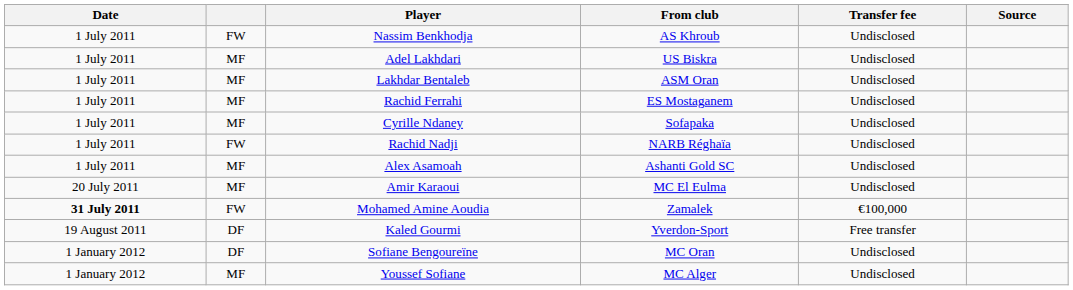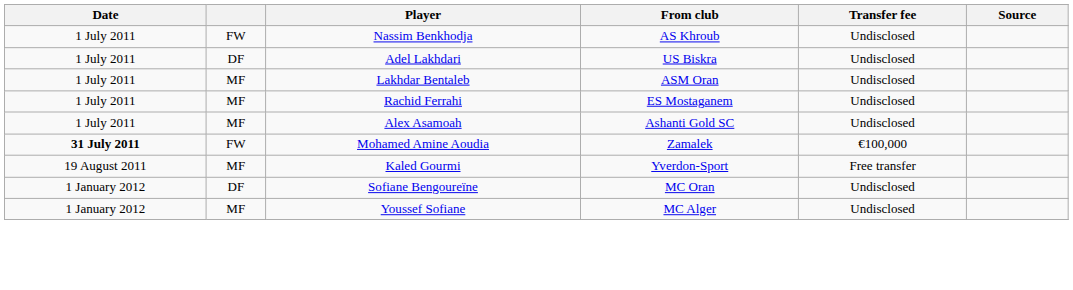(236, 57) MF -> (236, 57) DF
- row: (423, 122)
- row: (423, 144)
- row: (423, 187)
(236, 230) DF -> (236, 165) MF
